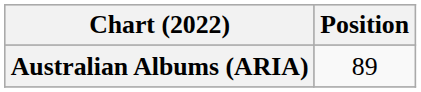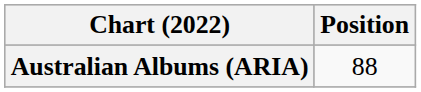(365, 65) 89 -> (365, 65) 88
